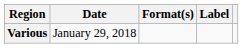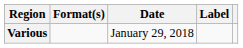columns swapped: (95, 14) <-> (168, 14)
